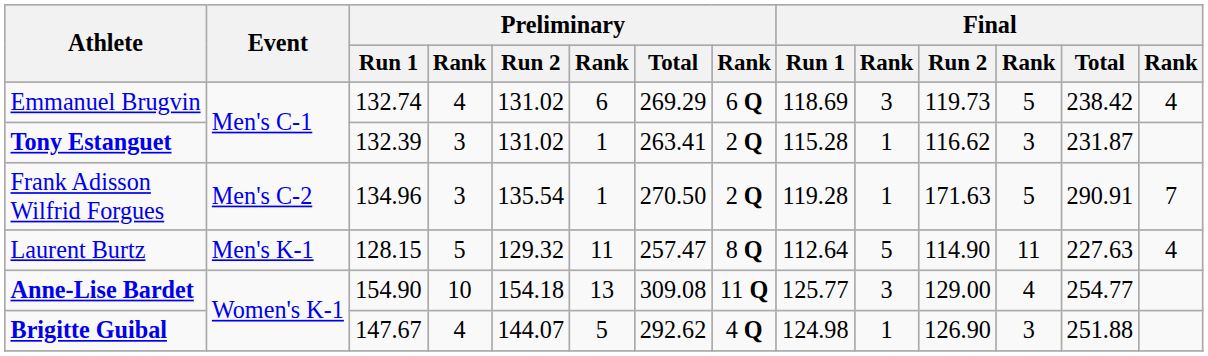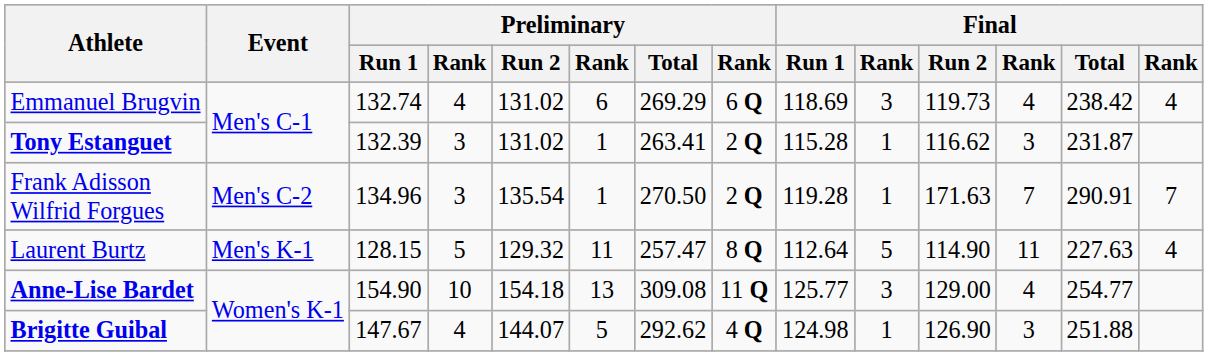(1029, 102) 5 -> (1029, 102) 4
(1029, 196) 5 -> (1029, 196) 7
